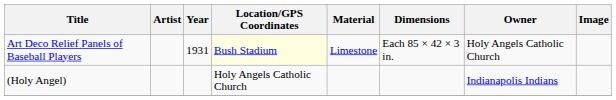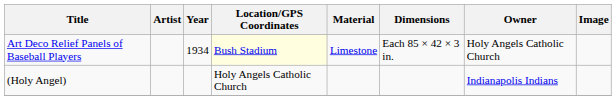(198, 50) 1931 -> (198, 50) 1934
